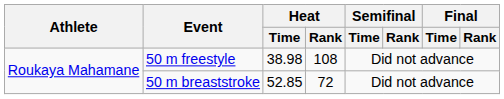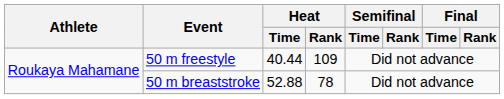(285, 60) 38.98 -> (285, 60) 40.44
(325, 60) 108 -> (325, 60) 109
(285, 82) 52.85 -> (285, 82) 52.88
(325, 82) 72 -> (325, 82) 78
